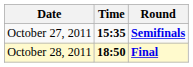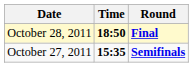rows swapped: (49, 33) <-> (49, 52)
